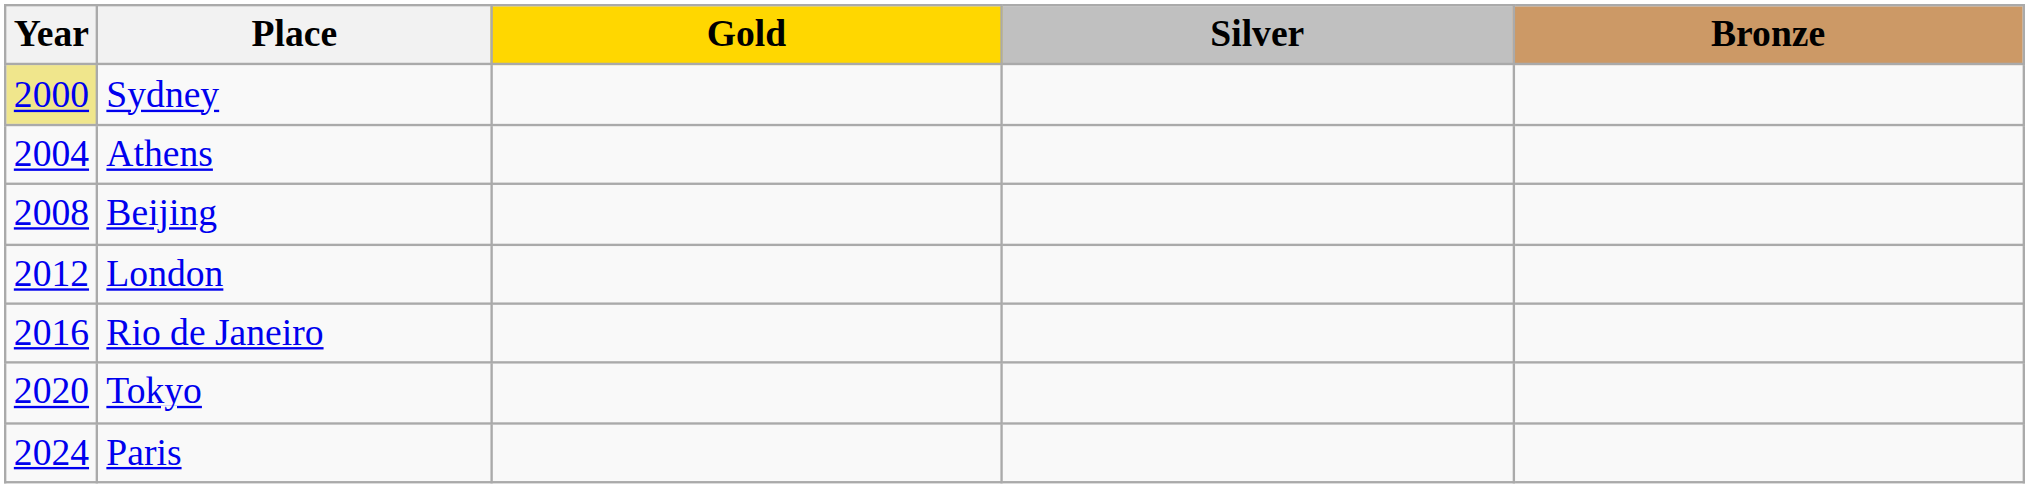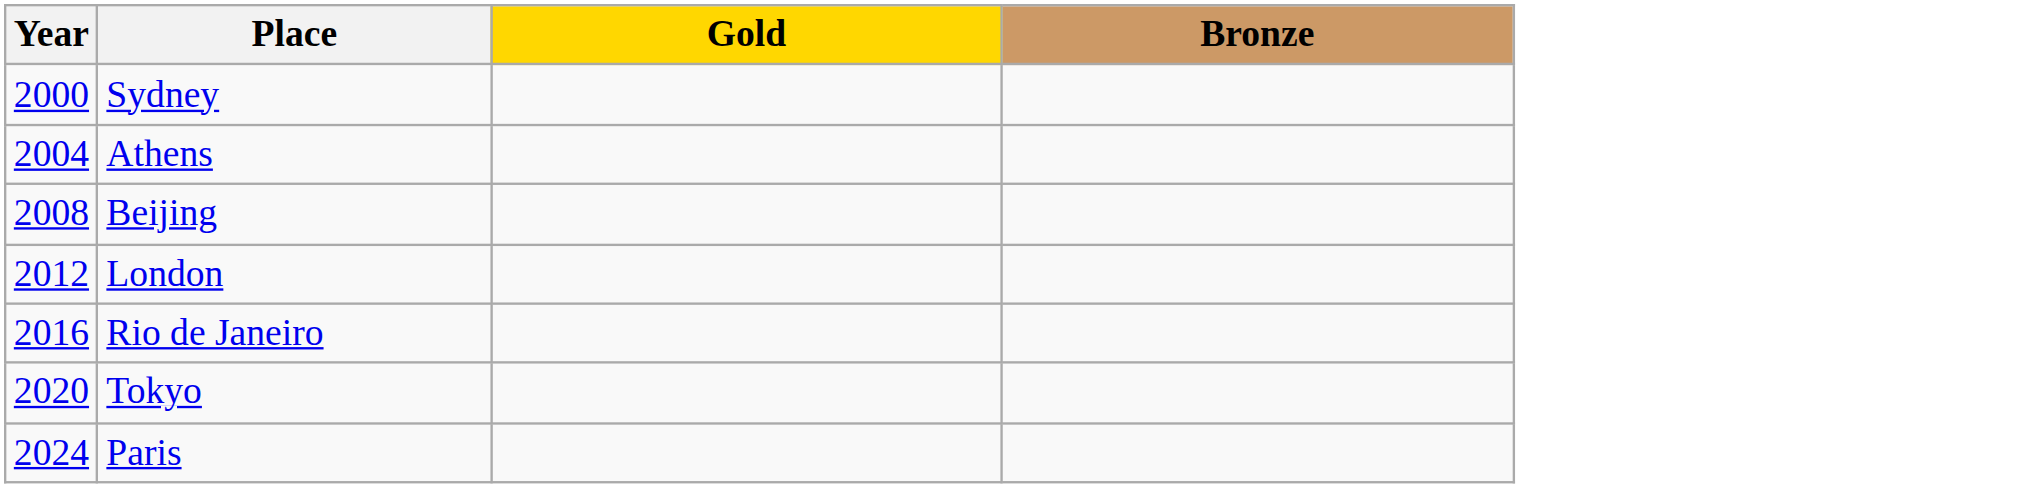- column: (1257, 34)
(51, 93) khaki background -> (51, 93) no background
